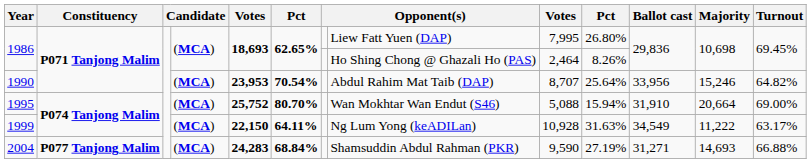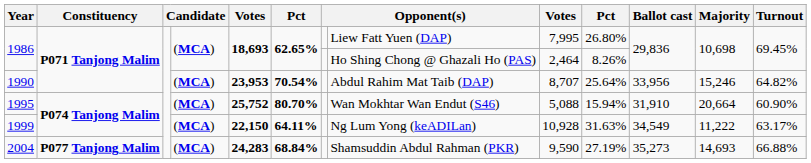(777, 103) 69.00% -> (777, 103) 60.90%
(651, 147) 31,271 -> (651, 147) 35,273
